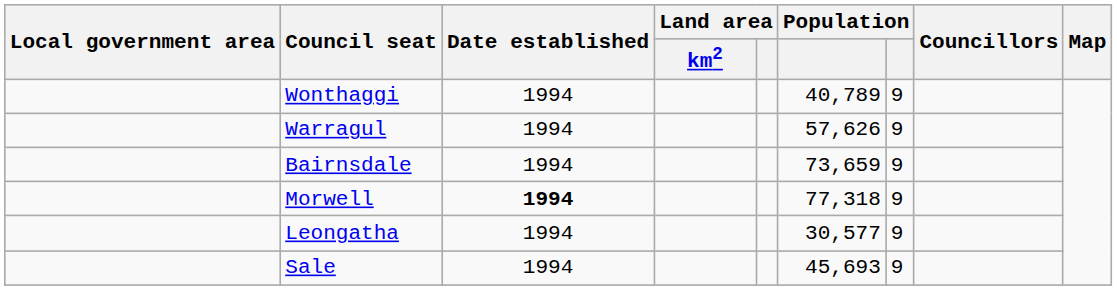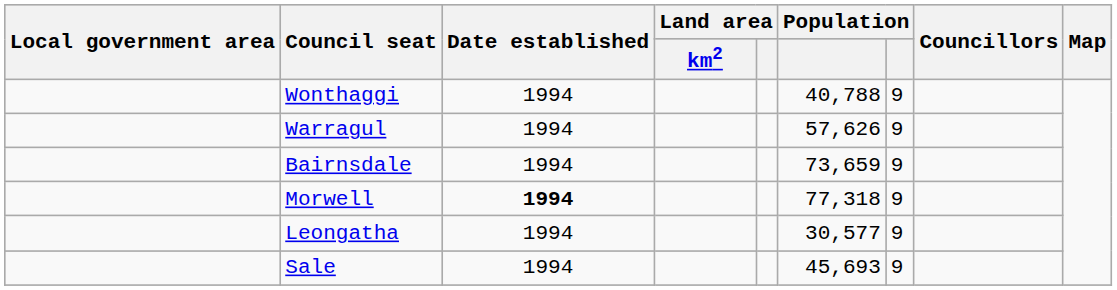(843, 96) 40,789 -> (843, 96) 40,788
